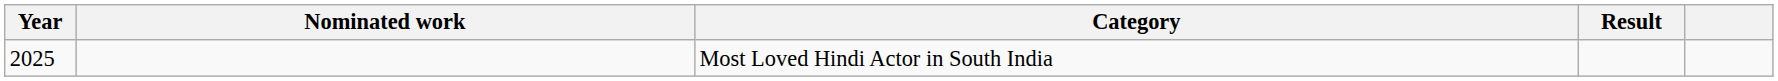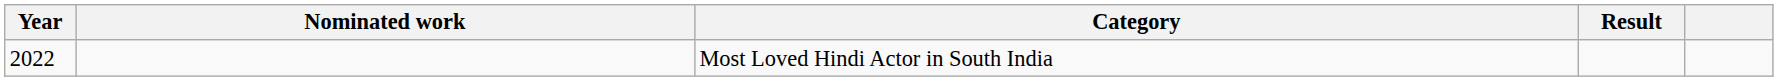(32, 57) 2025 -> (32, 57) 2022
